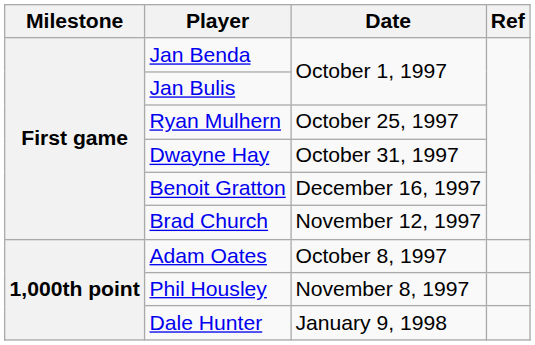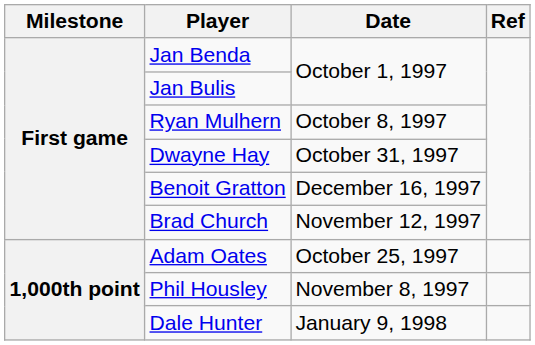(377, 121) October 25, 1997 -> (371, 121) October 8, 1997
(371, 255) October 8, 1997 -> (377, 255) October 25, 1997
